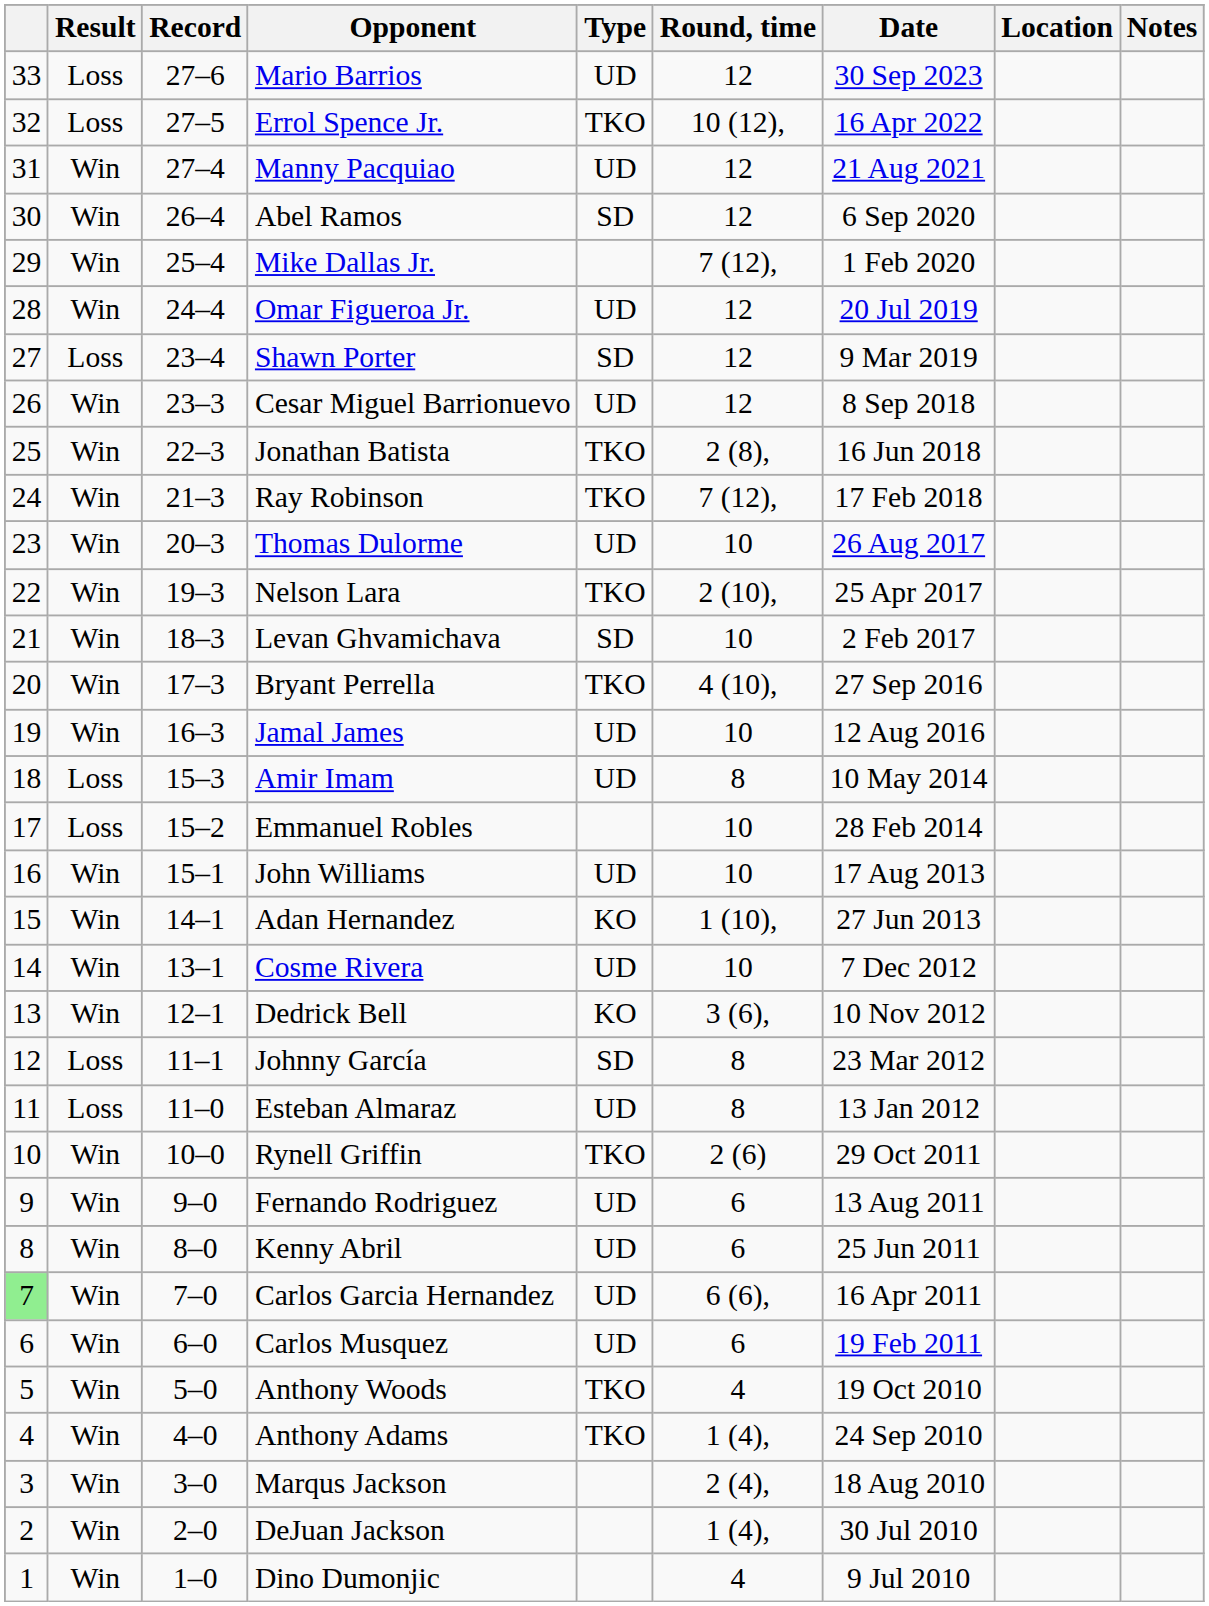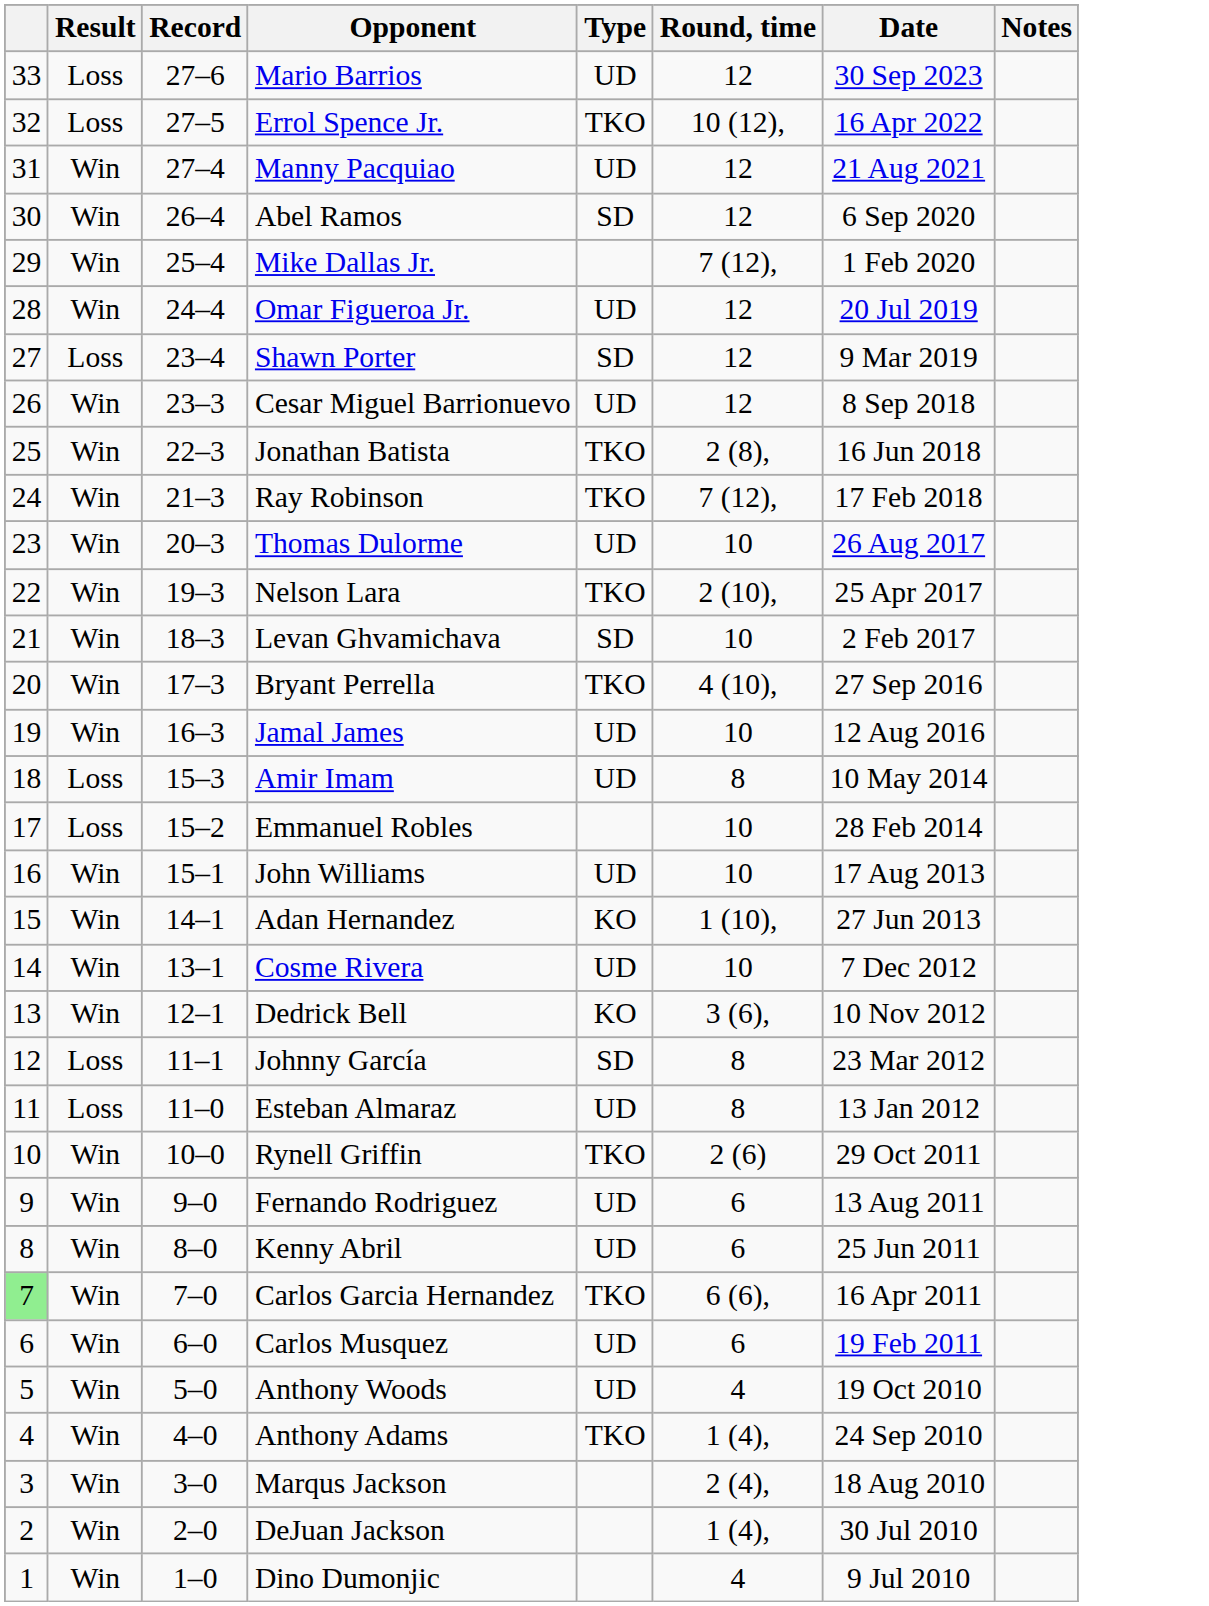- column: (1057, 27)
(615, 1295) UD -> (615, 1295) TKO
(615, 1389) TKO -> (615, 1389) UD
